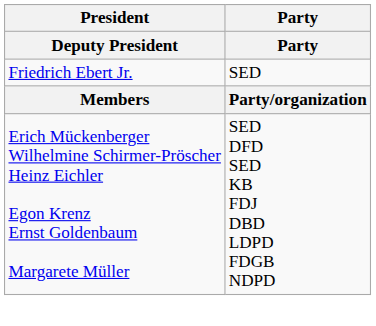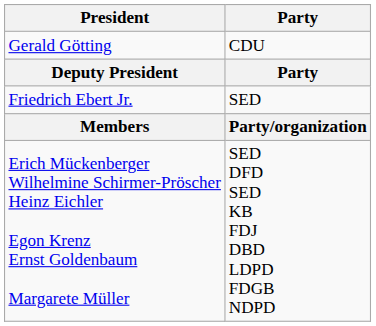+ row: (60, 45)
